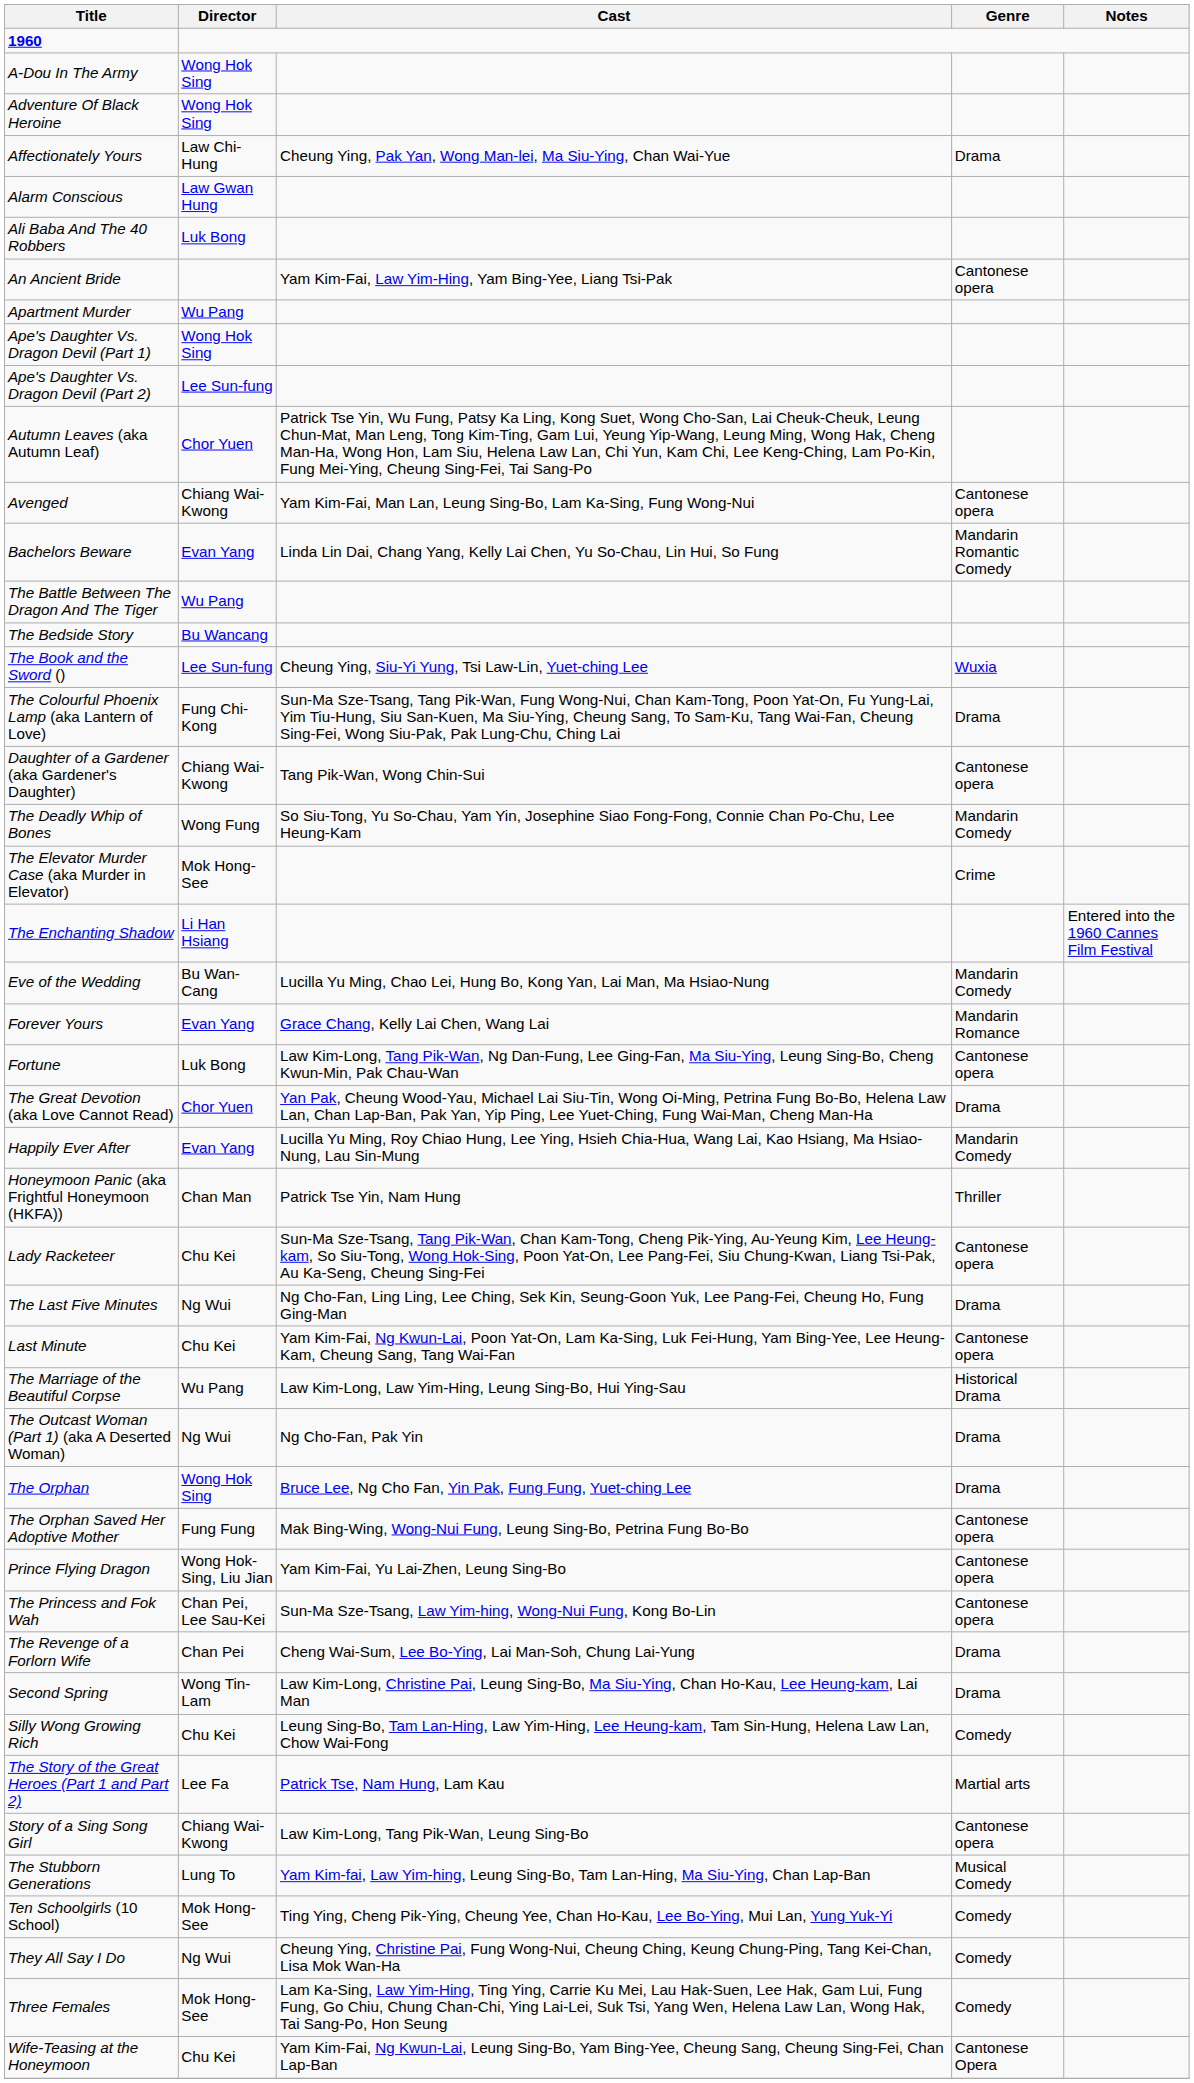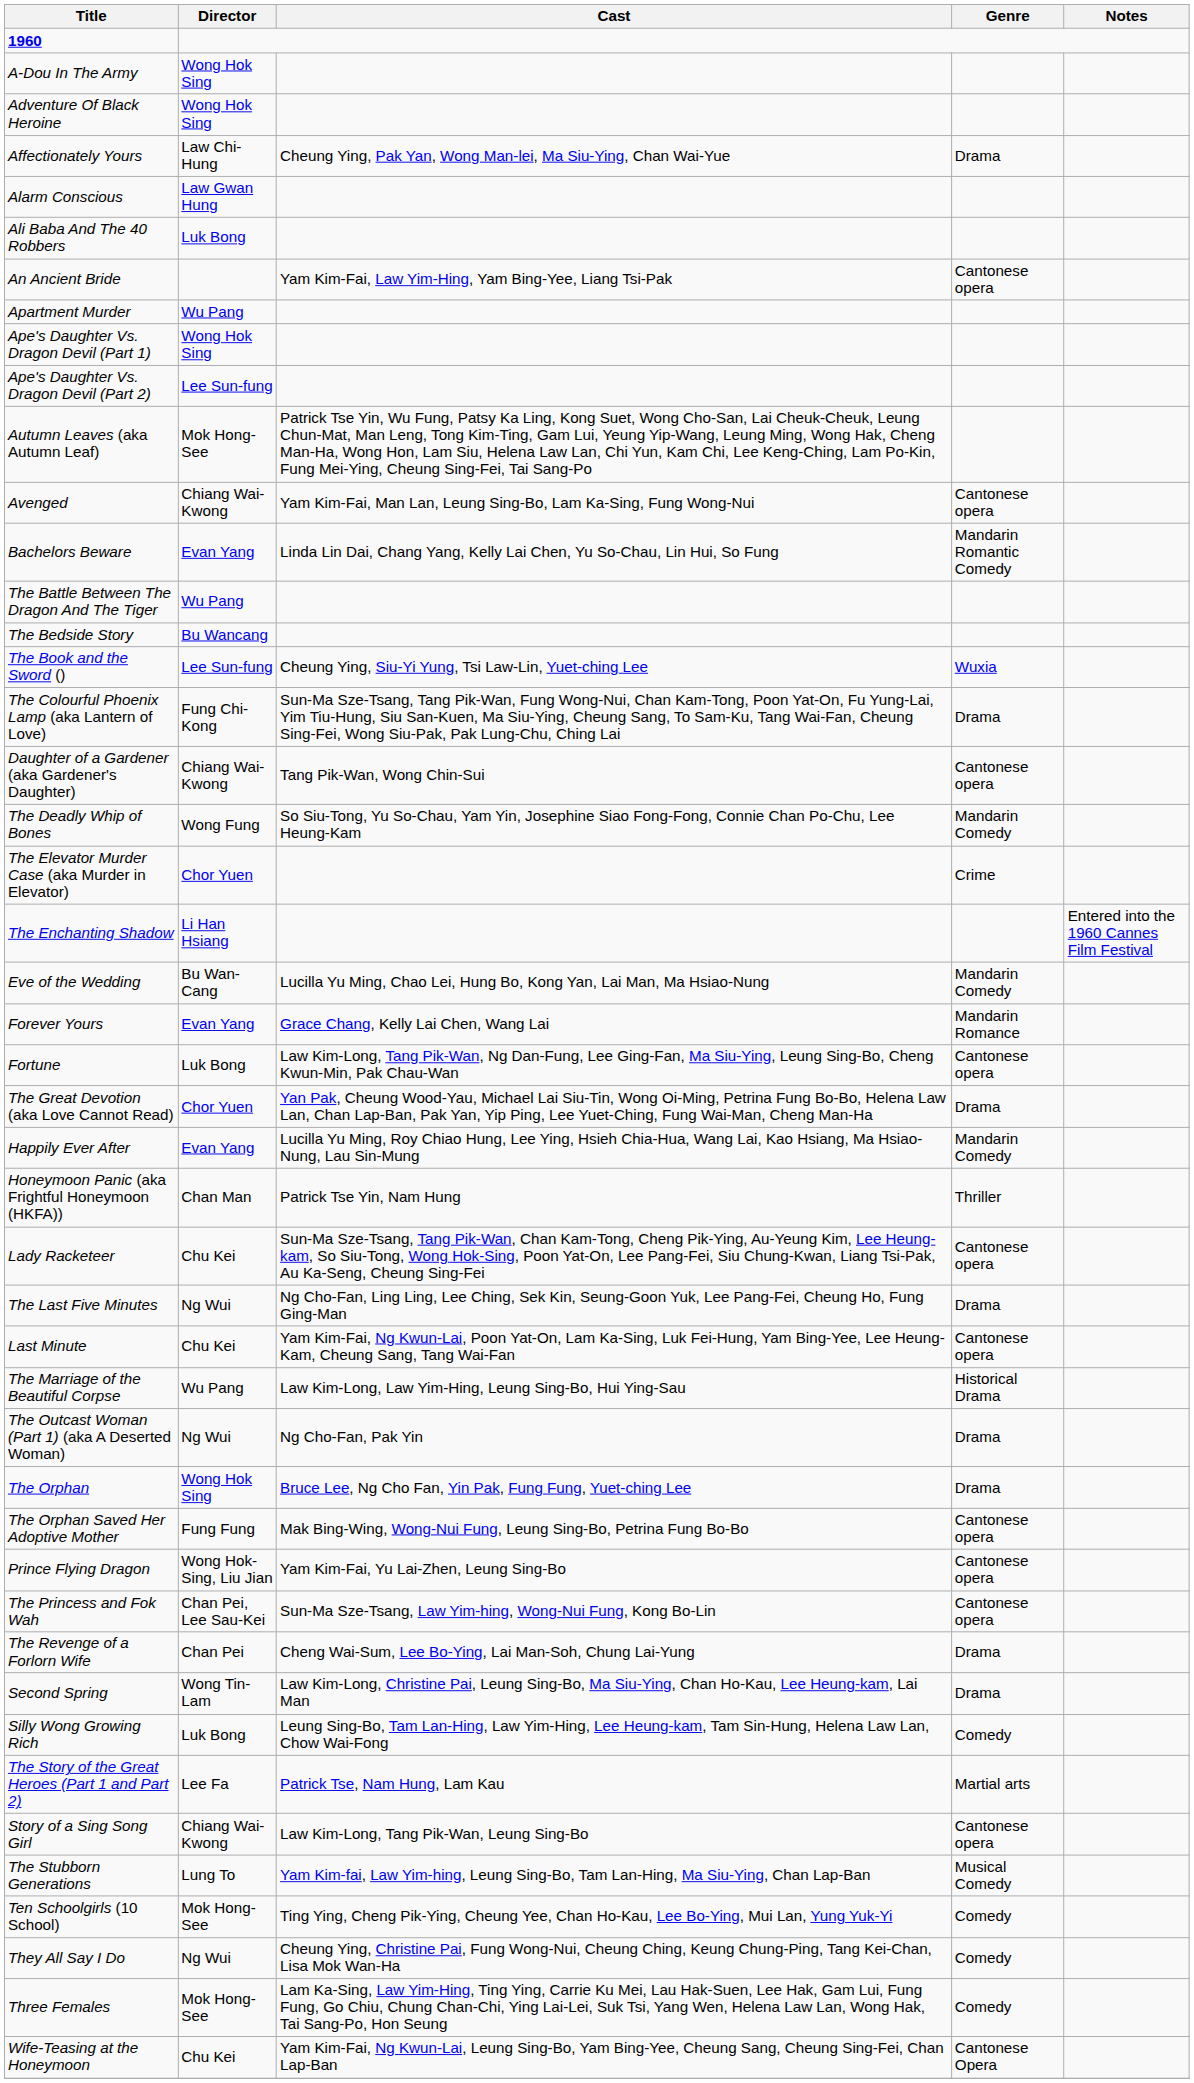(217, 444) Chor Yuen -> (219, 444) Mok Hong-See
(219, 874) Mok Hong-See -> (217, 874) Chor Yuen
(208, 1734) Chu Kei -> (213, 1734) Luk Bong
